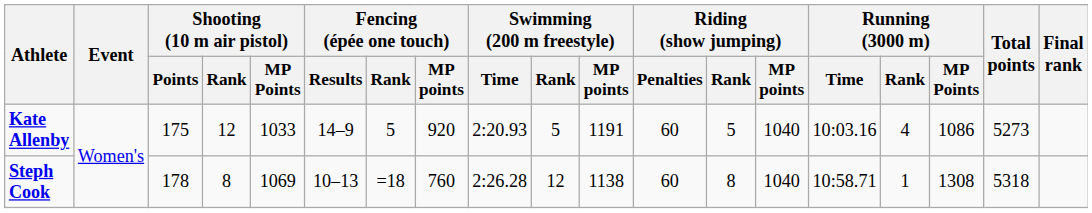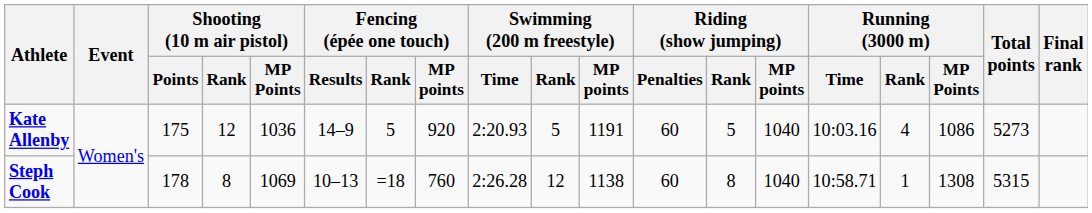(278, 130) 1033 -> (278, 130) 1036
(1011, 181) 5318 -> (1011, 181) 5315
